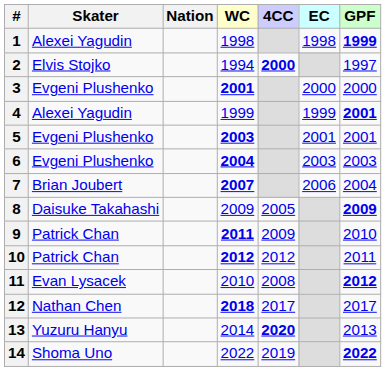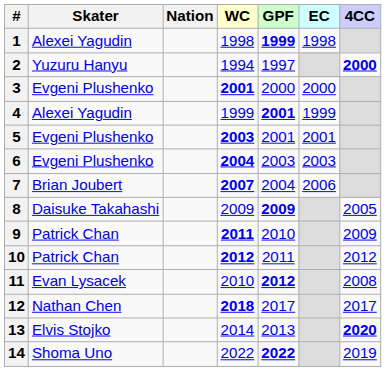columns swapped: (360, 16) <-> (278, 16)
(71, 64) Elvis Stojko -> (80, 64) Yuzuru Hanyu
(80, 329) Yuzuru Hanyu -> (71, 329) Elvis Stojko
